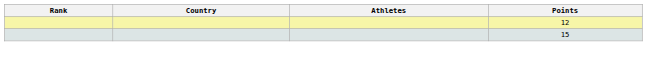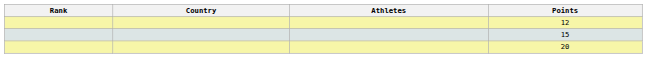+ row: (565, 47)
